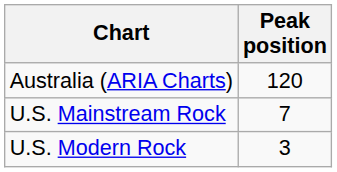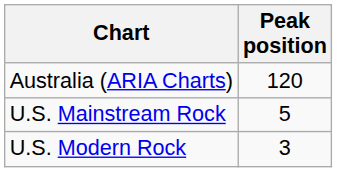(285, 114) 7 -> (285, 114) 5
